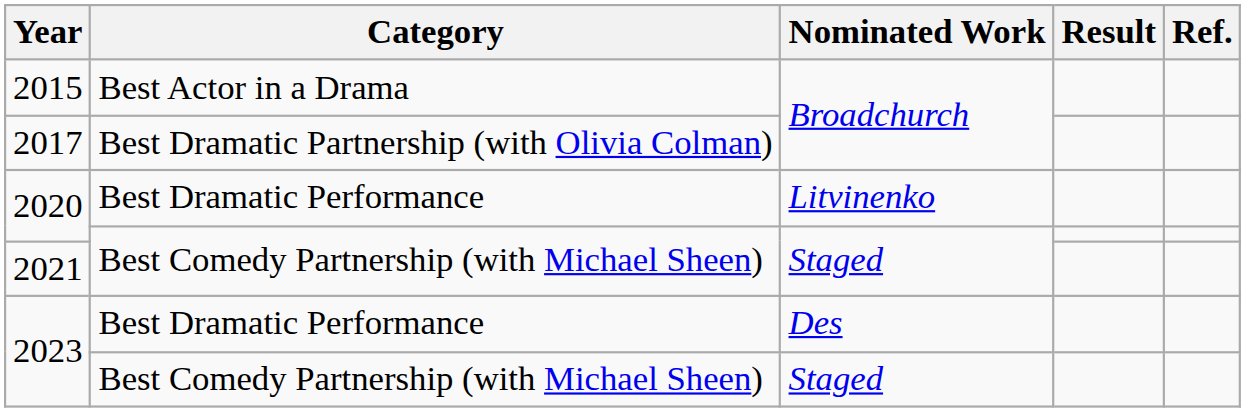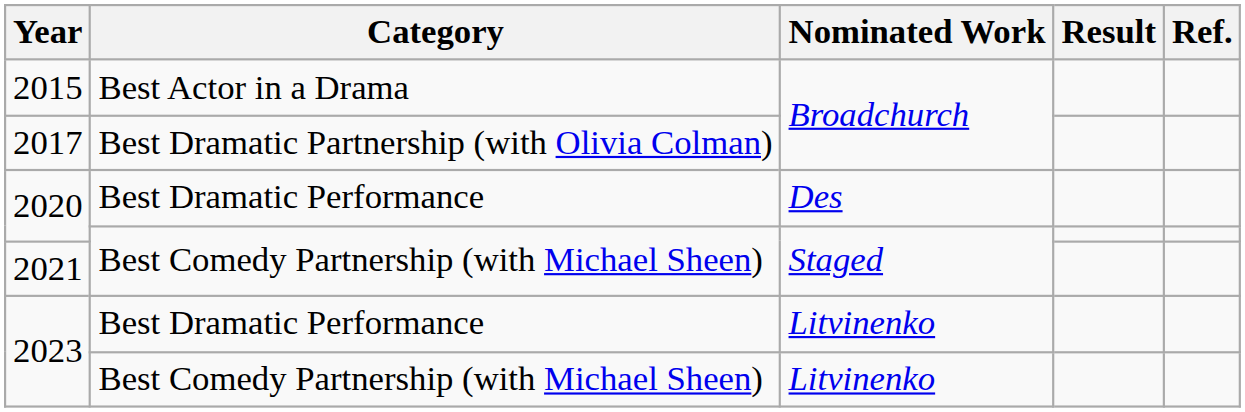(862, 197) Litvinenko -> (816, 197) Des
(816, 323) Des -> (862, 323) Litvinenko
(836, 378) Staged -> (862, 378) Litvinenko
